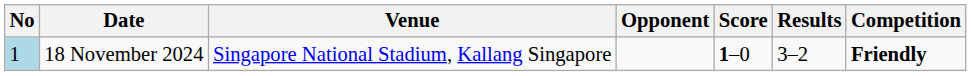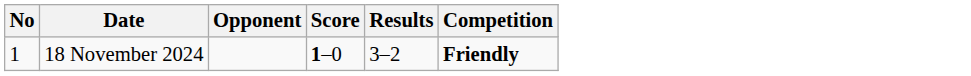- column: (412, 20)
(15, 53) lightblue background -> (15, 53) no background
